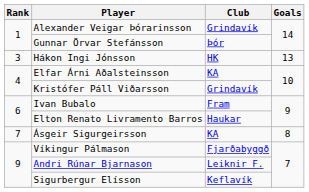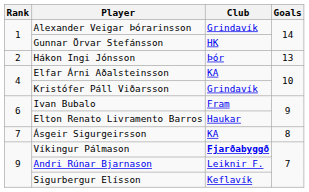(216, 42) Þór -> (213, 42) HK
(18, 58) 3 -> (18, 58) 2
(213, 58) HK -> (216, 58) Þór
(238, 149) normal -> (238, 149) bold
